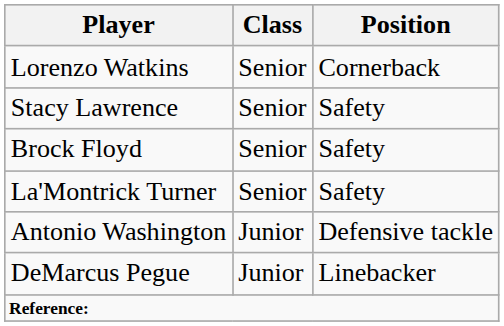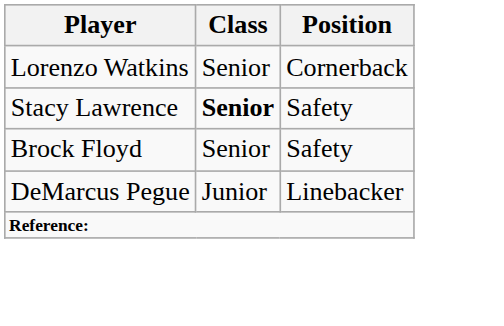(272, 107) normal -> (238, 107) bold
- row: (114, 190)
- row: (119, 231)
